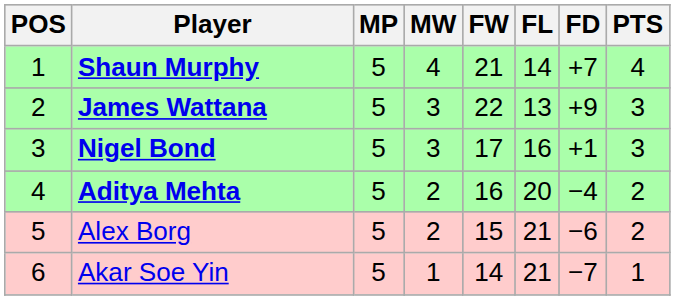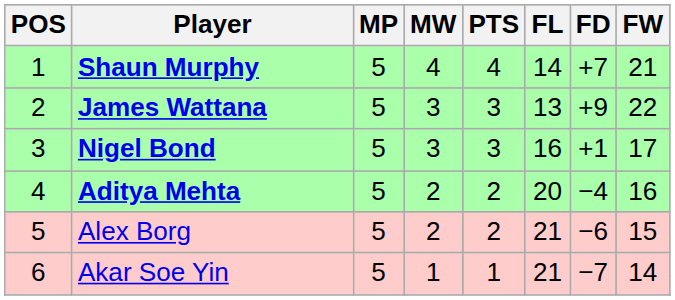columns swapped: (489, 25) <-> (638, 25)
